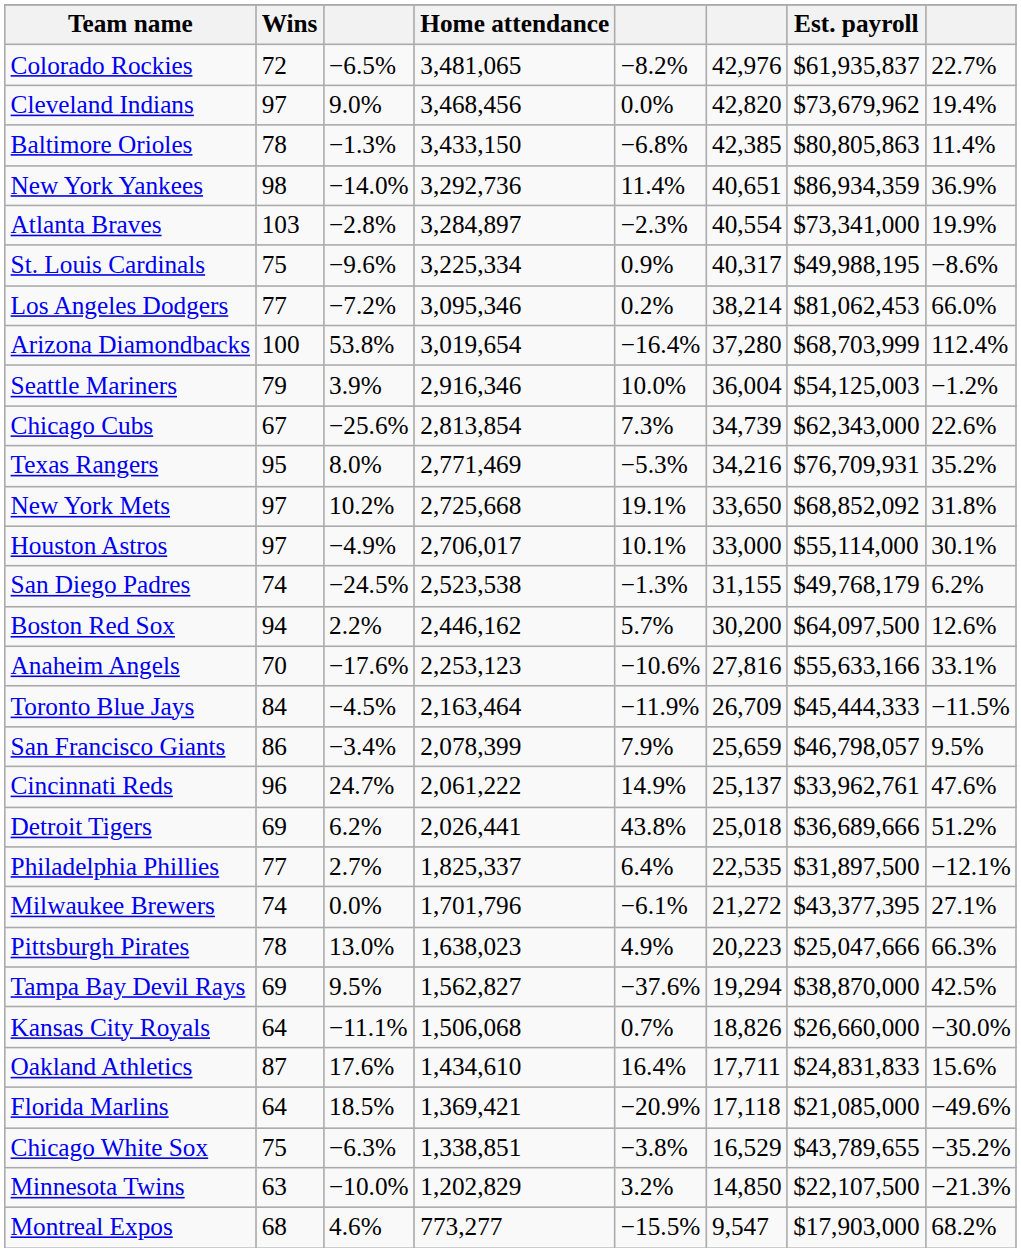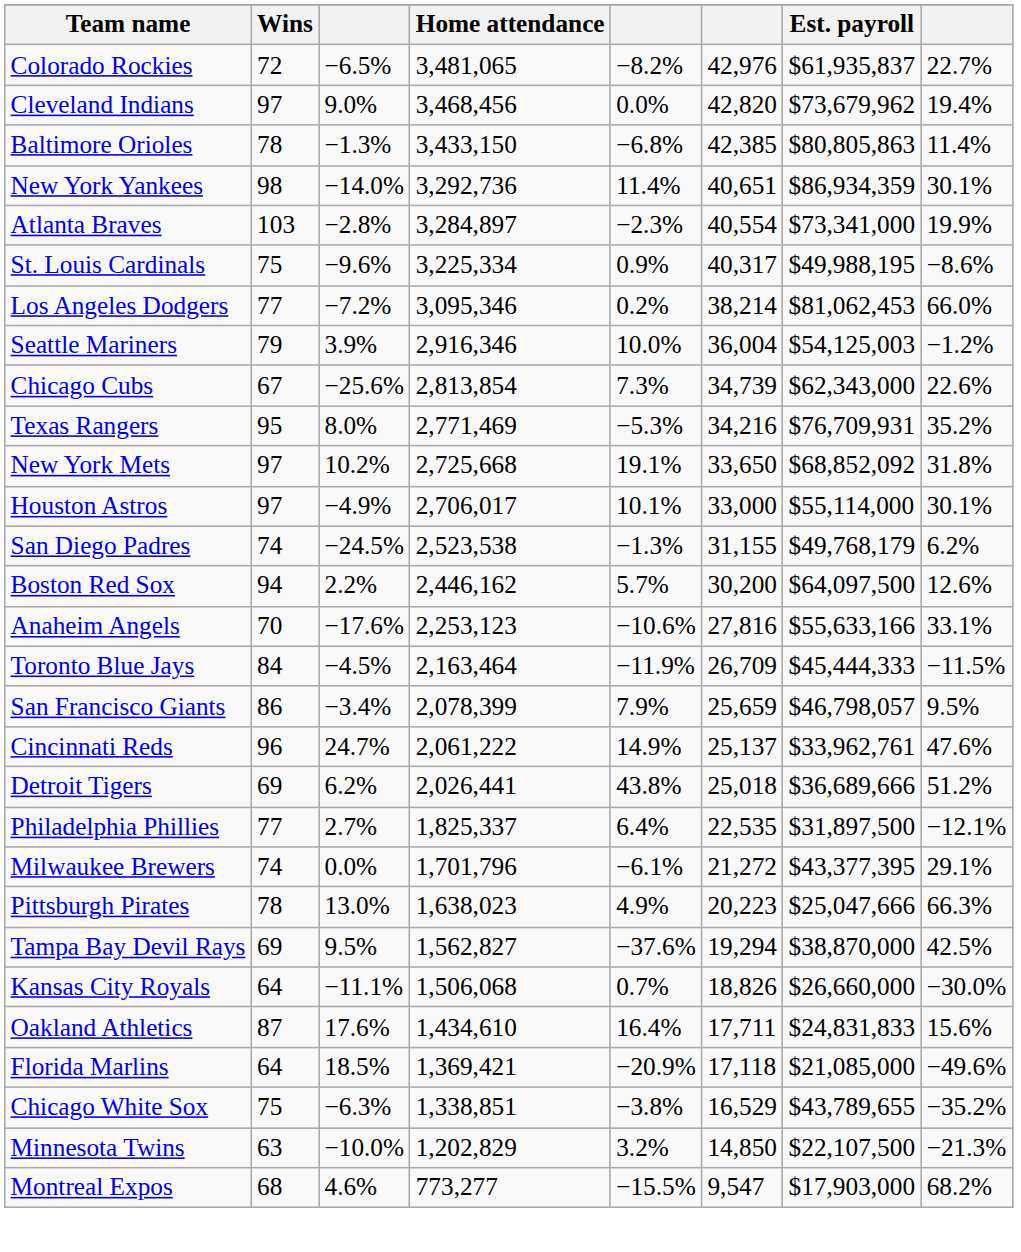(964, 184) 36.9% -> (959, 184) 30.1%
- row: (130, 345)
(964, 906) 27.1% -> (959, 866) 29.1%
